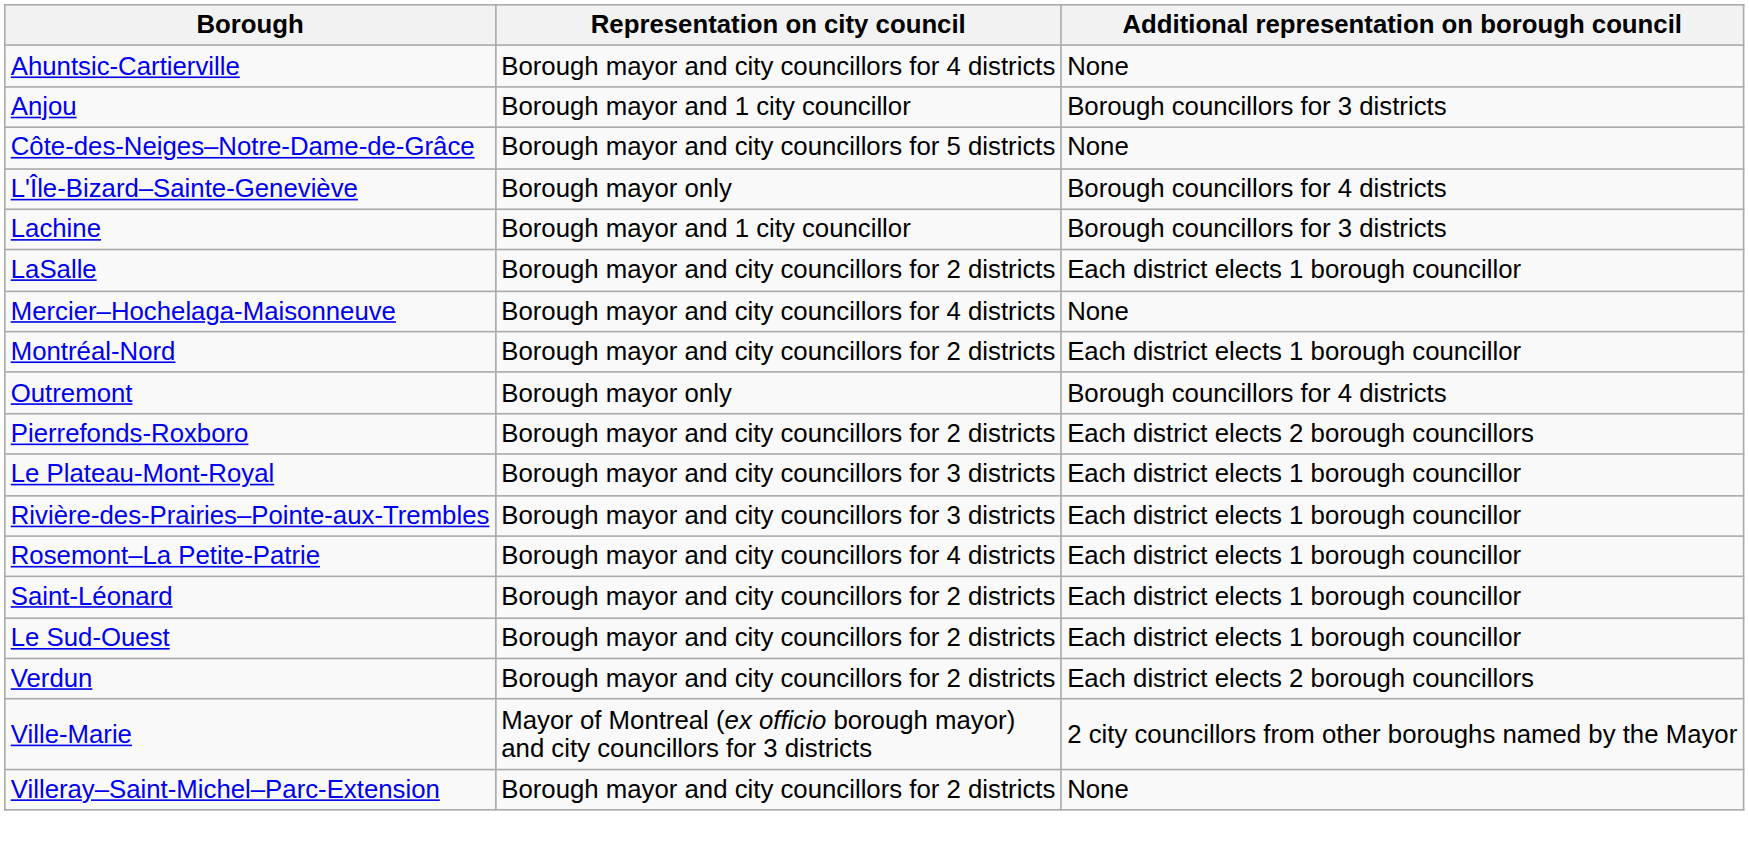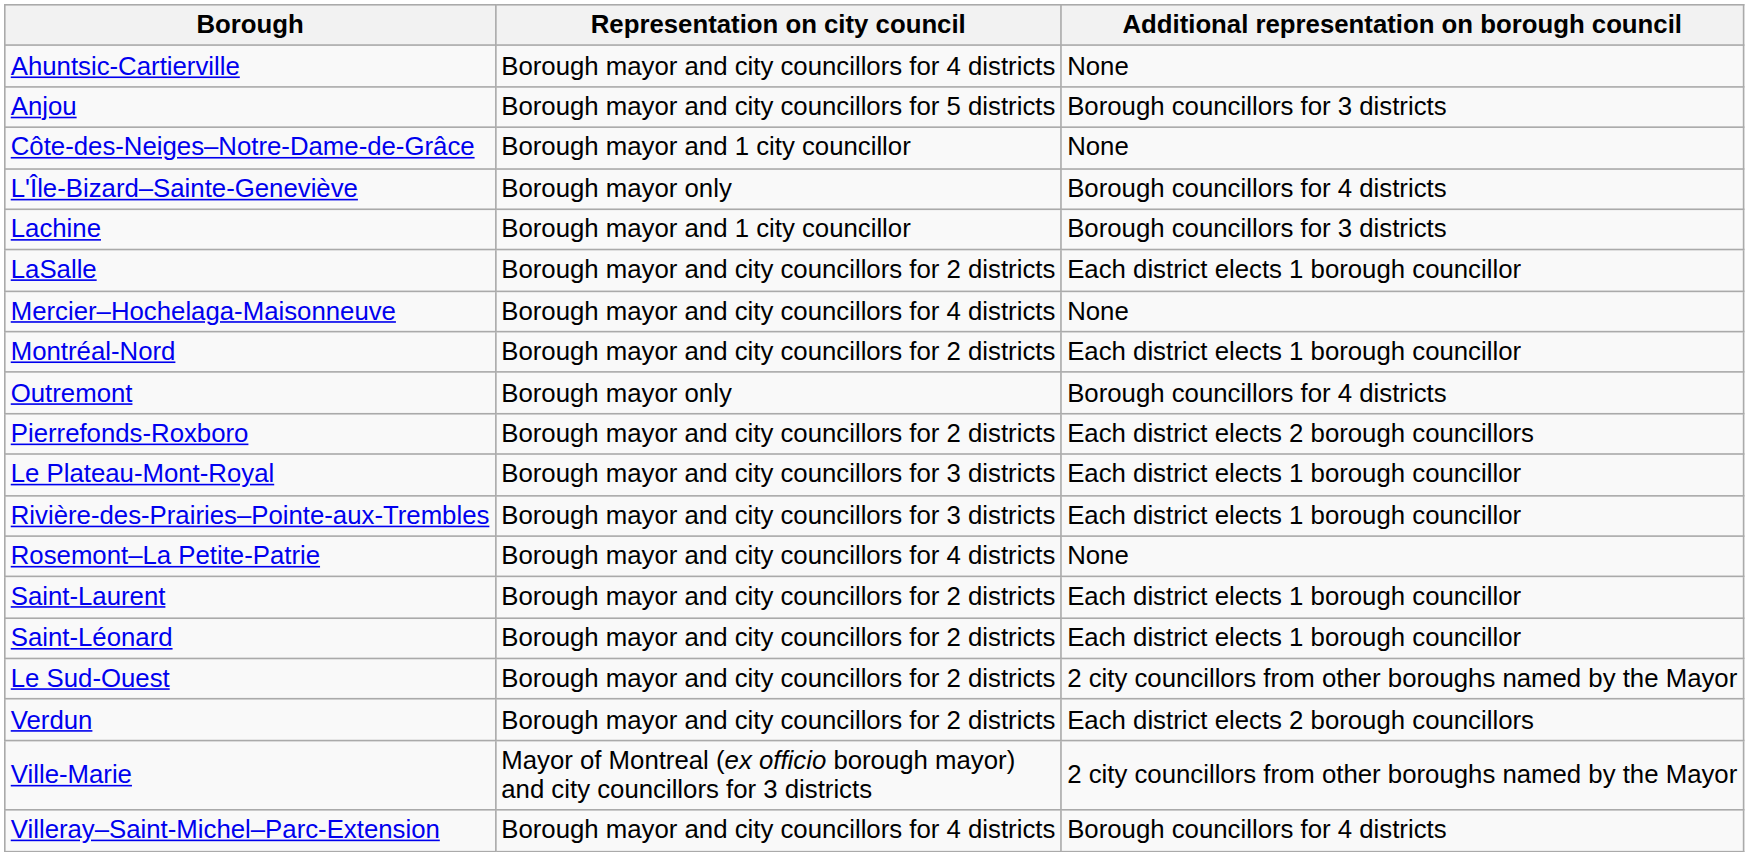(706, 106) Borough mayor and 1 city councillor -> (778, 106) Borough mayor and city councillors for 5 districts
(778, 147) Borough mayor and city councillors for 5 districts -> (706, 147) Borough mayor and 1 city councillor
(1294, 556) Each district elects 1 borough councillor -> (1098, 556) None
+ row: (88, 596)
(1294, 637) Each district elects 1 borough councillor -> (1402, 678) 2 city councillors from other boroughs named by the Mayor
(778, 789) Borough mayor and city councillors for 2 districts -> (778, 830) Borough mayor and city councillors for 4 districts
(1098, 789) None -> (1257, 830) Borough councillors for 4 districts
